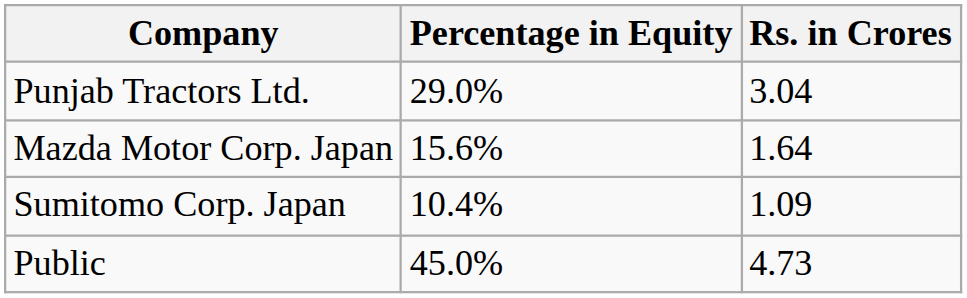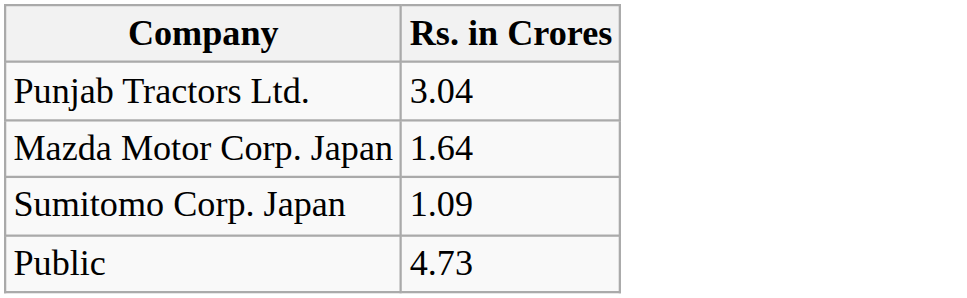- column: (571, 33)
